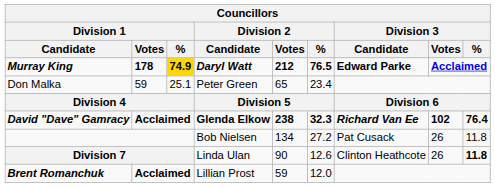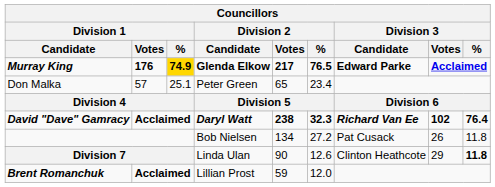(144, 66) 178 -> (144, 66) 176
(224, 66) Daryl Watt -> (233, 66) Glenda Elkow
(284, 66) 212 -> (284, 66) 217
(141, 84) 59 -> (141, 84) 57
(233, 120) Glenda Elkow -> (224, 120) Daryl Watt
(437, 155) 26 -> (437, 155) 29
